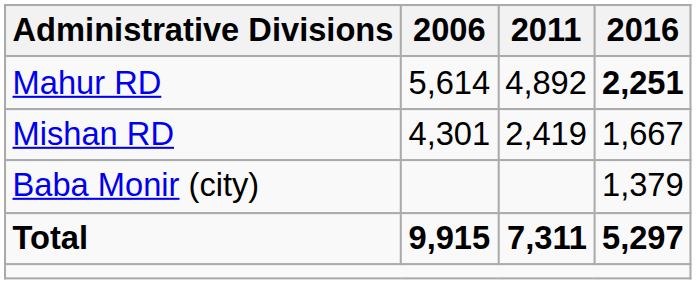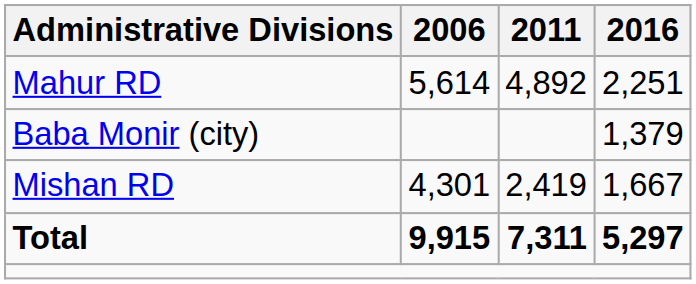(643, 82) bold -> (643, 82) normal
rows swapped: (93, 133) <-> (136, 185)
